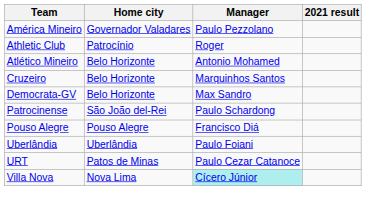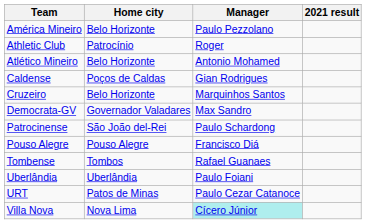(139, 29) Governador Valadares -> (121, 29) Belo Horizonte
+ row: (29, 78)
(121, 95) Belo Horizonte -> (139, 111) Governador Valadares
+ row: (31, 161)
